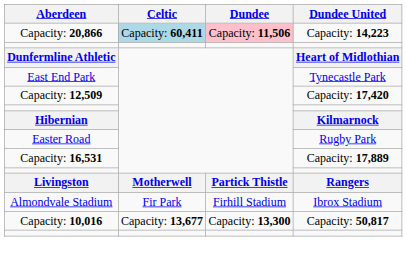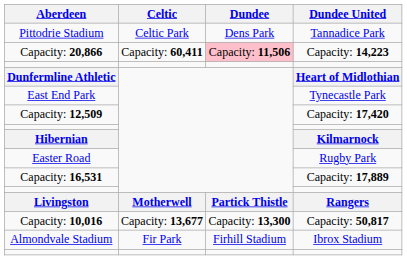+ row: (61, 33)
(162, 33) lightblue background -> (162, 52) no background
rows swapped: (61, 201) <-> (61, 220)
